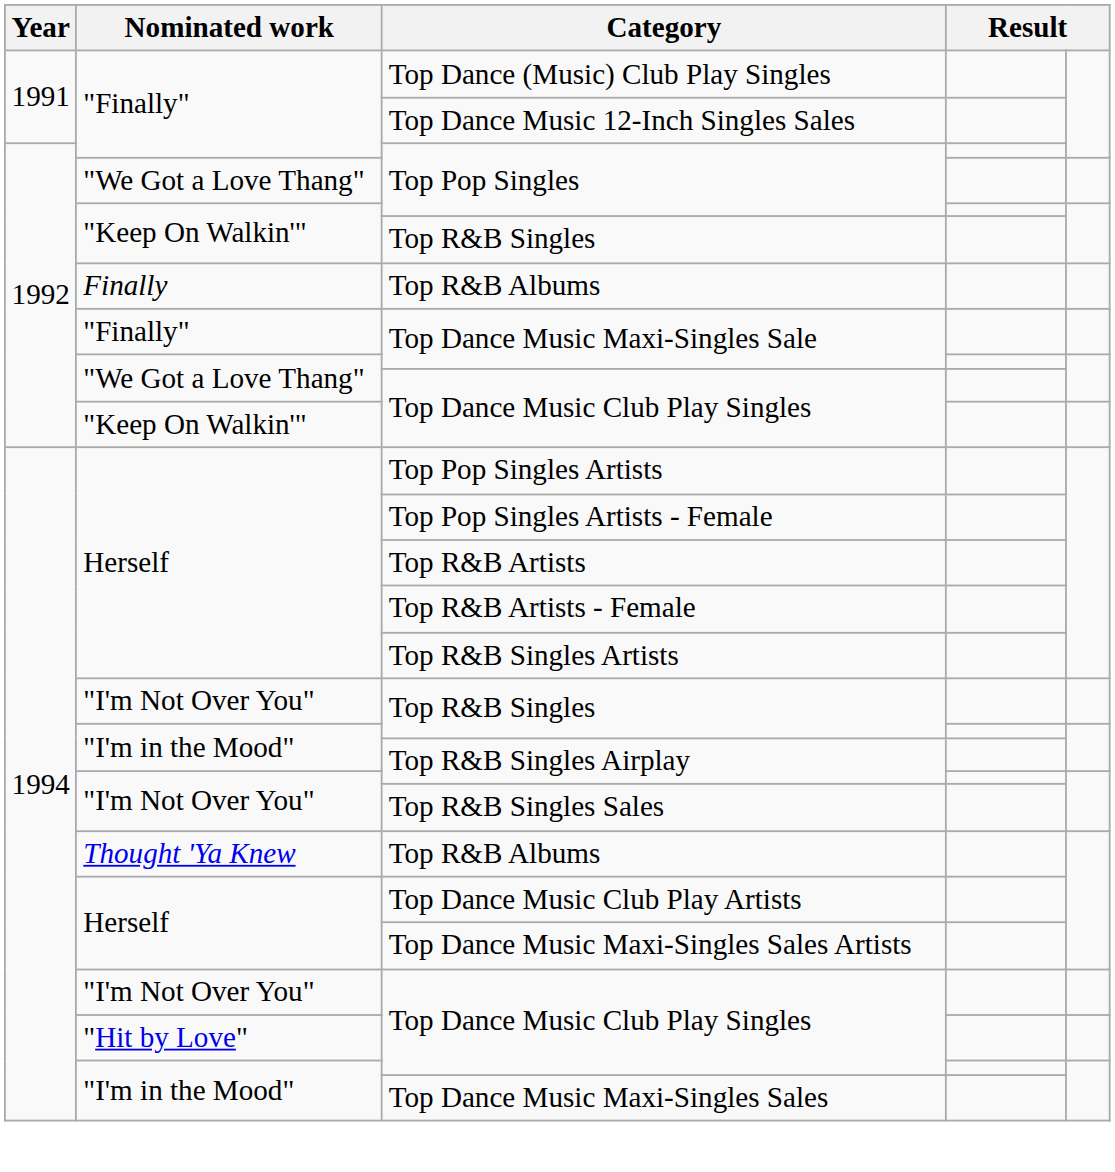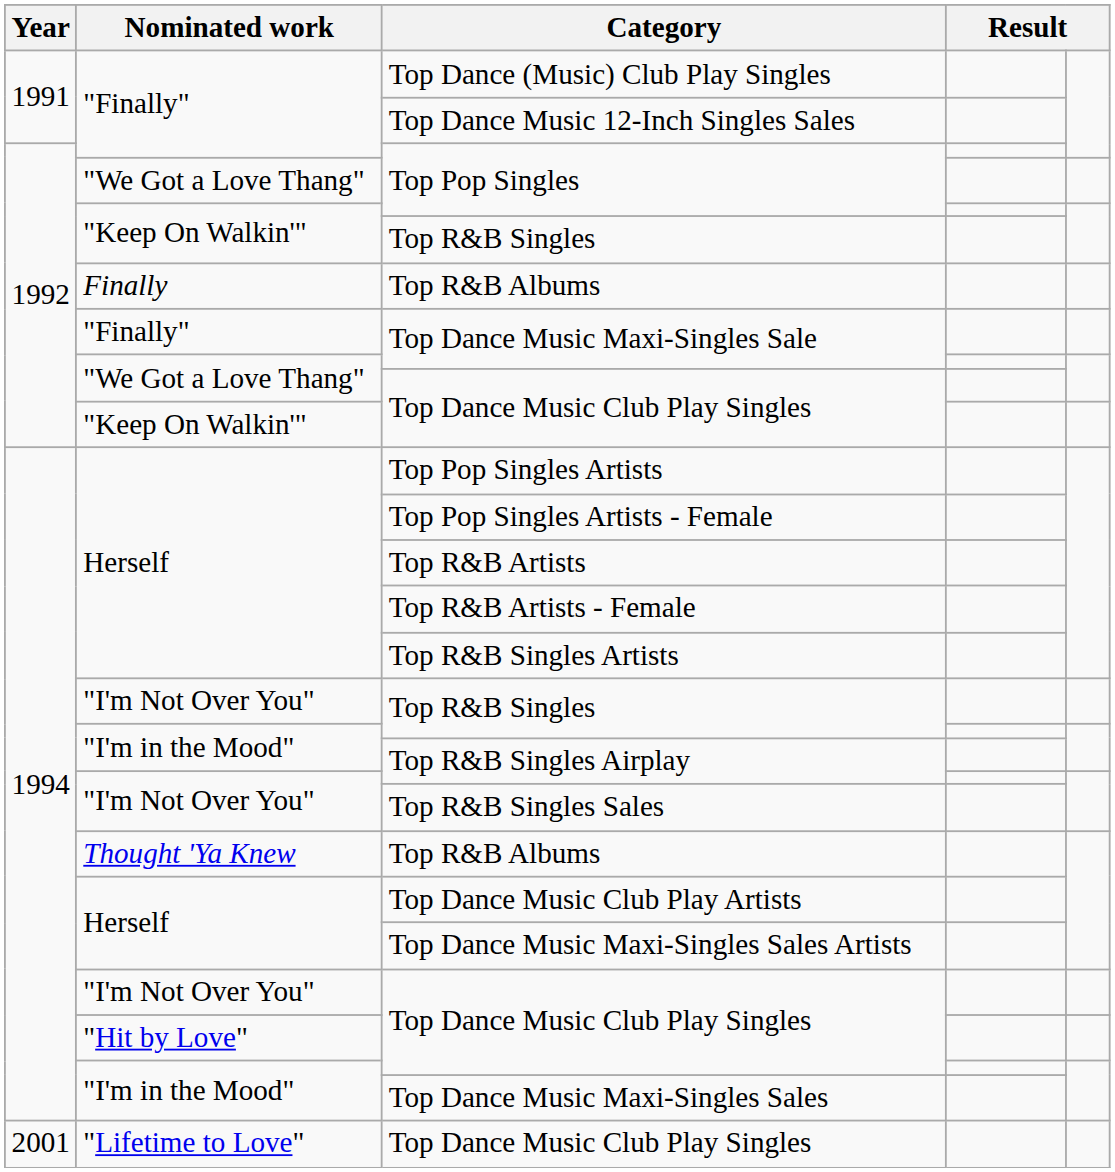+ row: (194, 1143)
